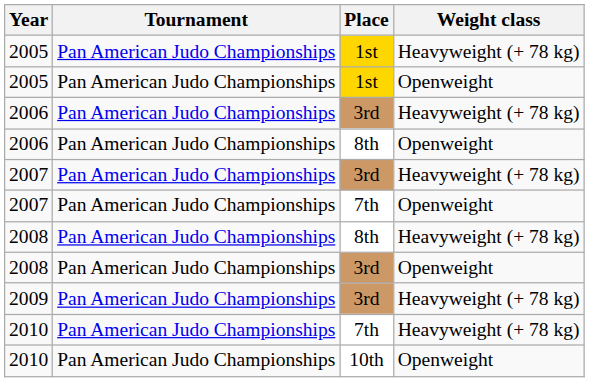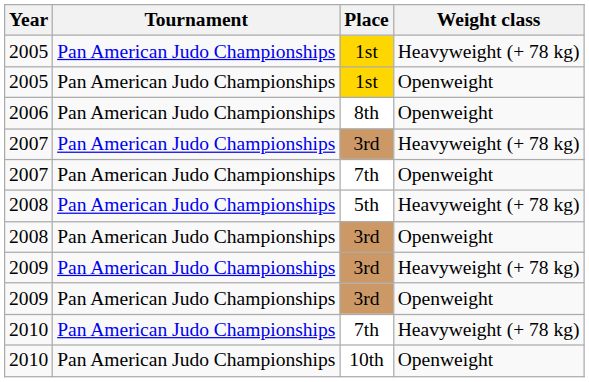- row: (29, 112)
(367, 236) 8th -> (367, 205) 5th
+ row: (29, 298)
